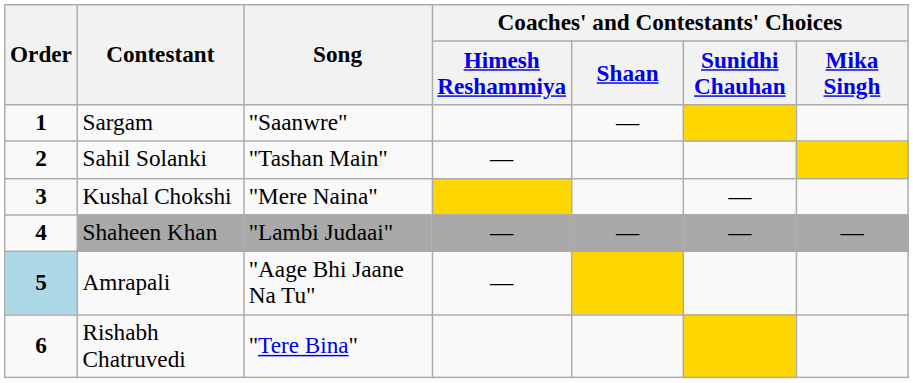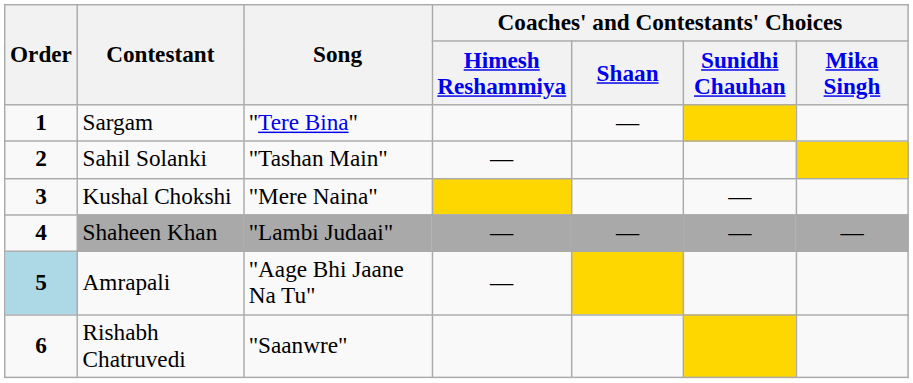(298, 122) "Saanwre" -> (303, 122) "Tere Bina"
(303, 345) "Tere Bina" -> (298, 345) "Saanwre"
